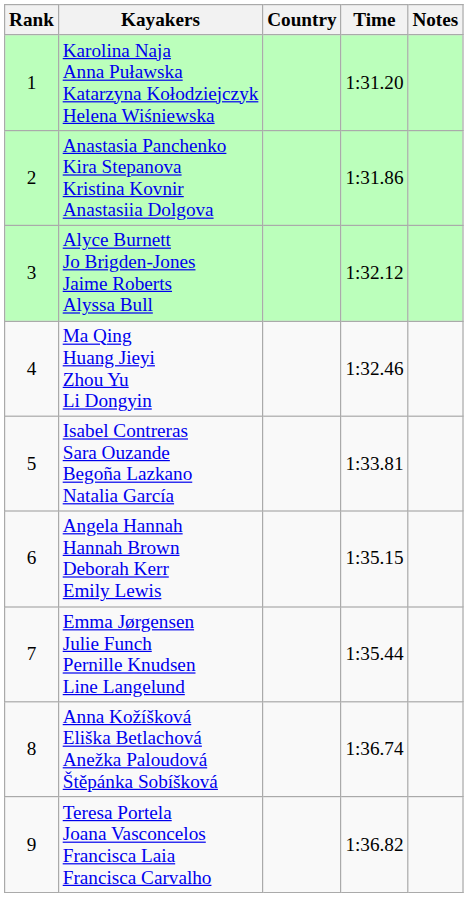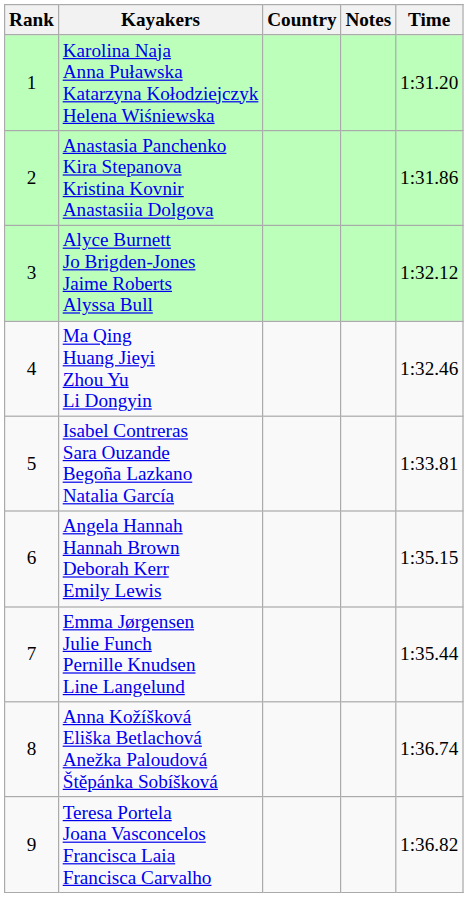columns swapped: (374, 19) <-> (435, 19)
